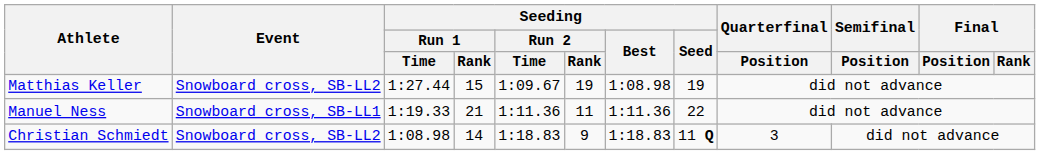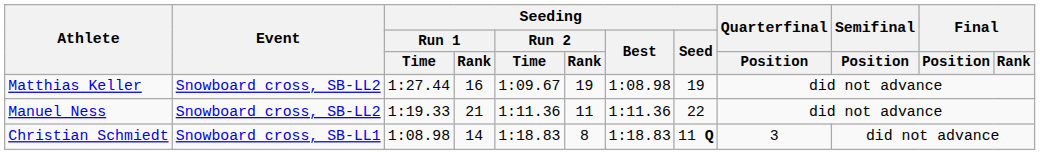(474, 86) 15 -> (474, 86) 16
(278, 111) Snowboard cross, SB-LL1 -> (278, 111) Snowboard cross, SB-LL2
(278, 136) Snowboard cross, SB-LL2 -> (278, 136) Snowboard cross, SB-LL1
(584, 136) 9 -> (584, 136) 8
